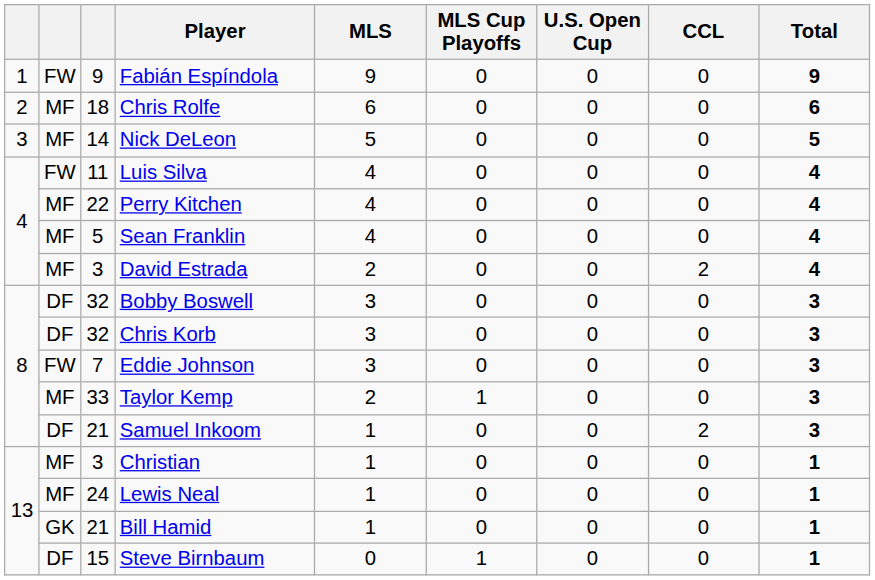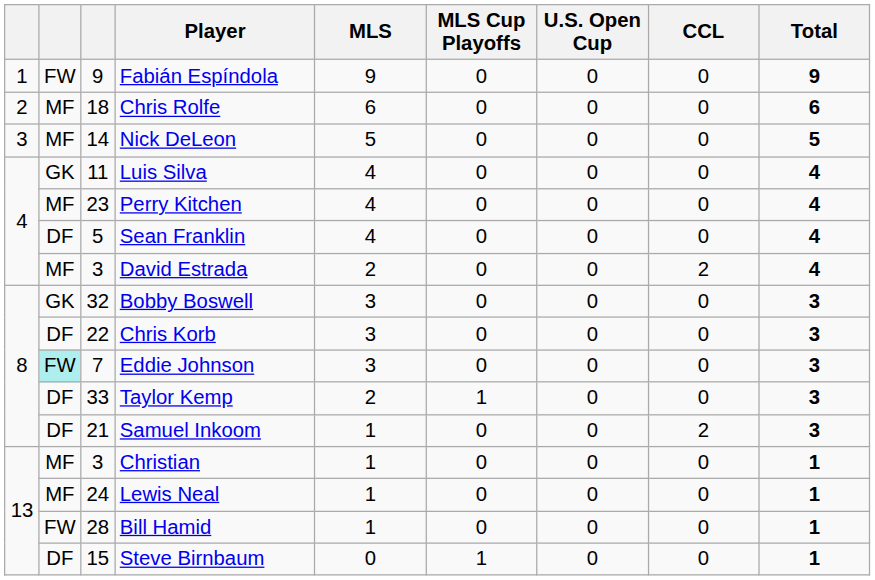(60, 172) FW -> (60, 172) GK
(98, 204) 22 -> (98, 204) 23
(60, 236) MF -> (60, 236) DF
(60, 301) DF -> (60, 301) GK
(98, 333) 32 -> (98, 333) 22
(60, 365) no background -> (60, 365) paleturquoise background
(60, 397) MF -> (60, 397) DF
(60, 526) GK -> (60, 526) FW
(98, 526) 21 -> (98, 526) 28
